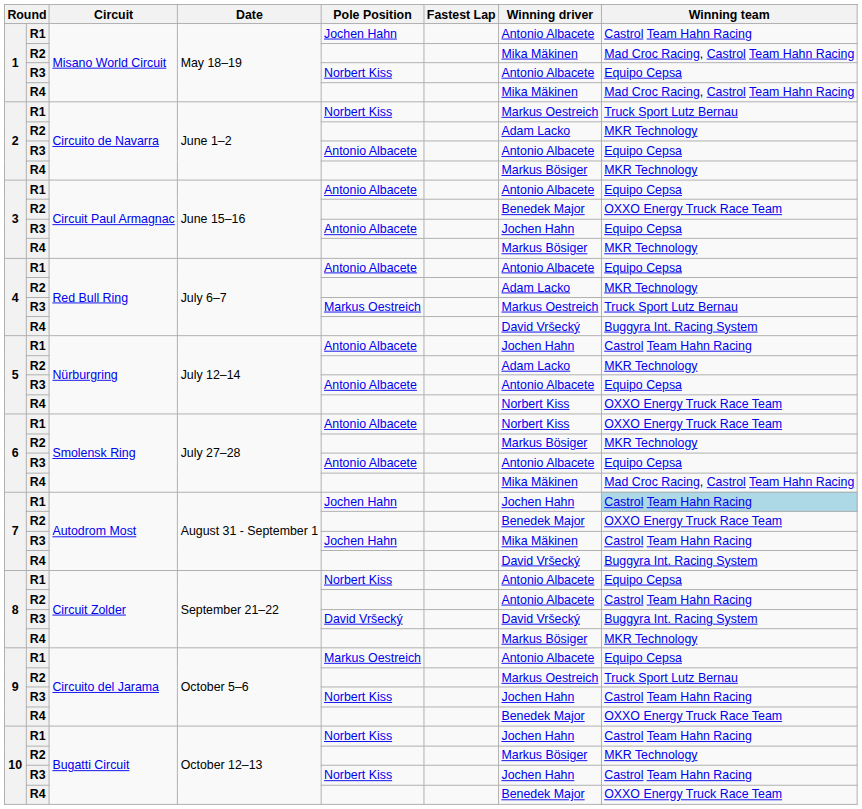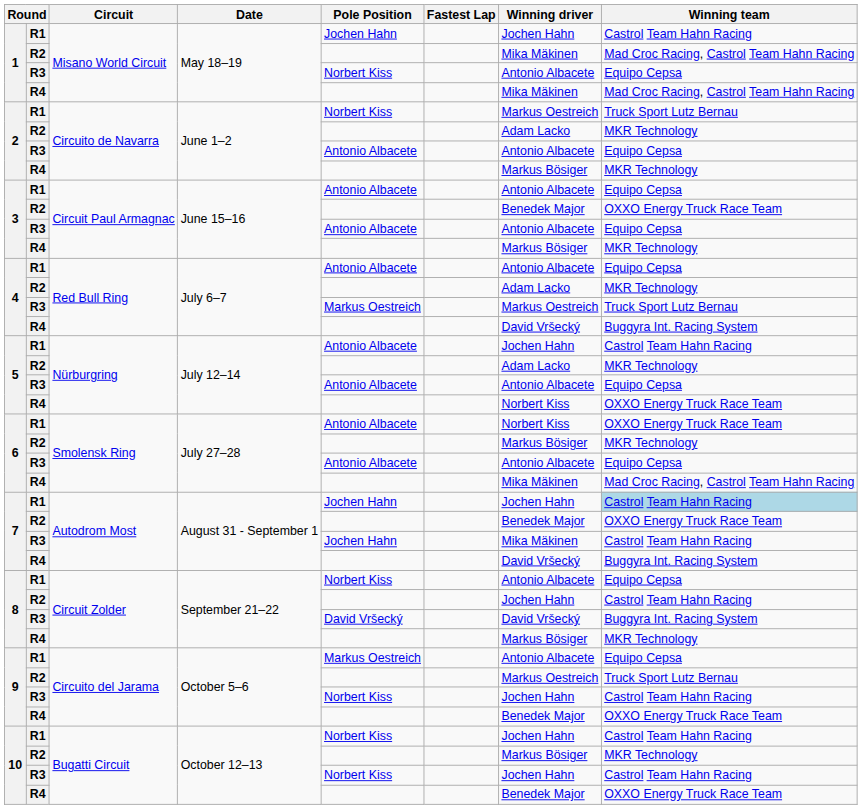(548, 33) Antonio Albacete -> (538, 33) Jochen Hahn
(538, 228) Jochen Hahn -> (548, 228) Antonio Albacete
(548, 599) Antonio Albacete -> (538, 599) Jochen Hahn
